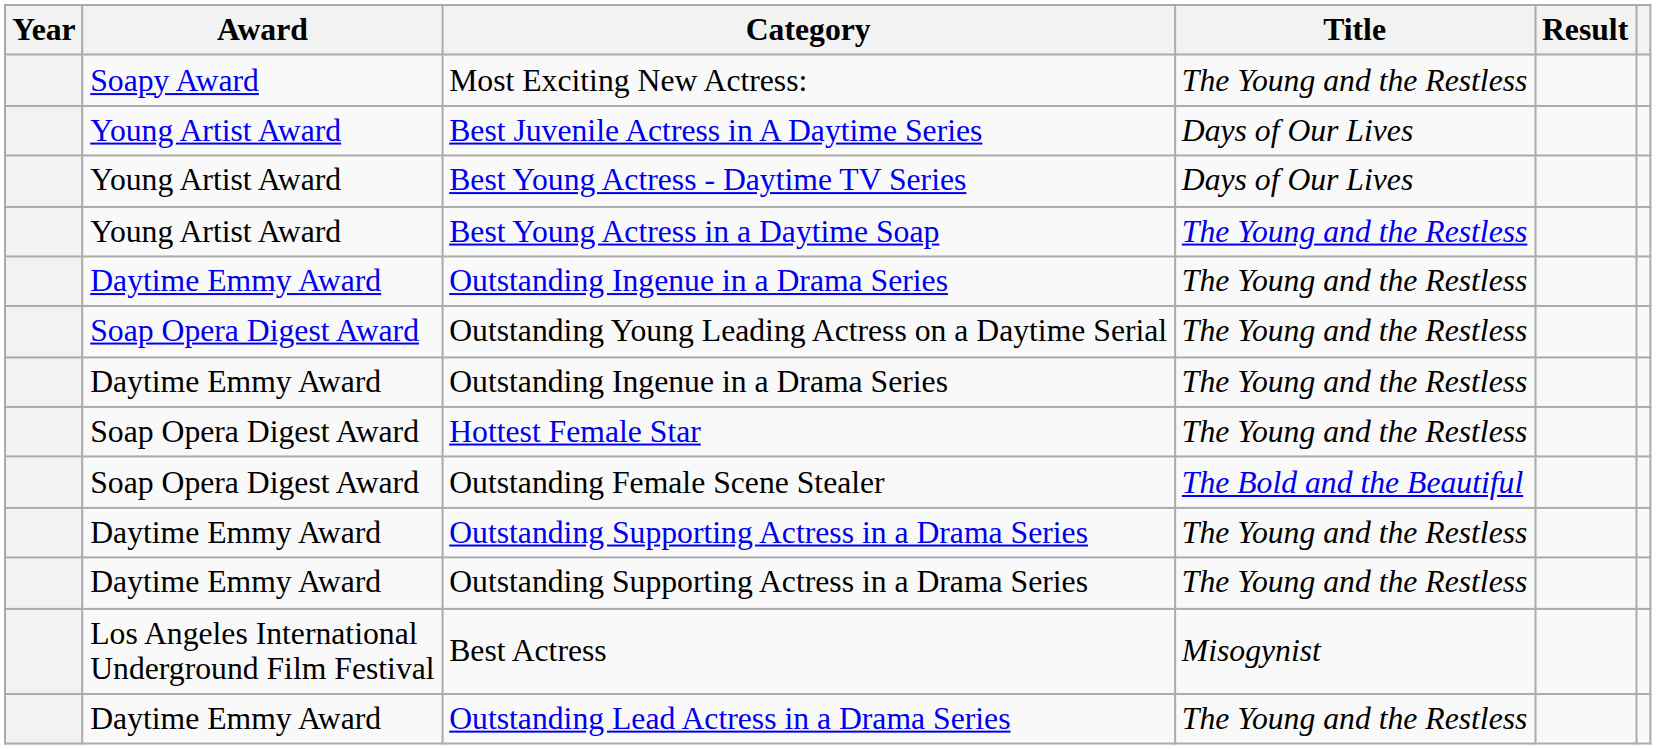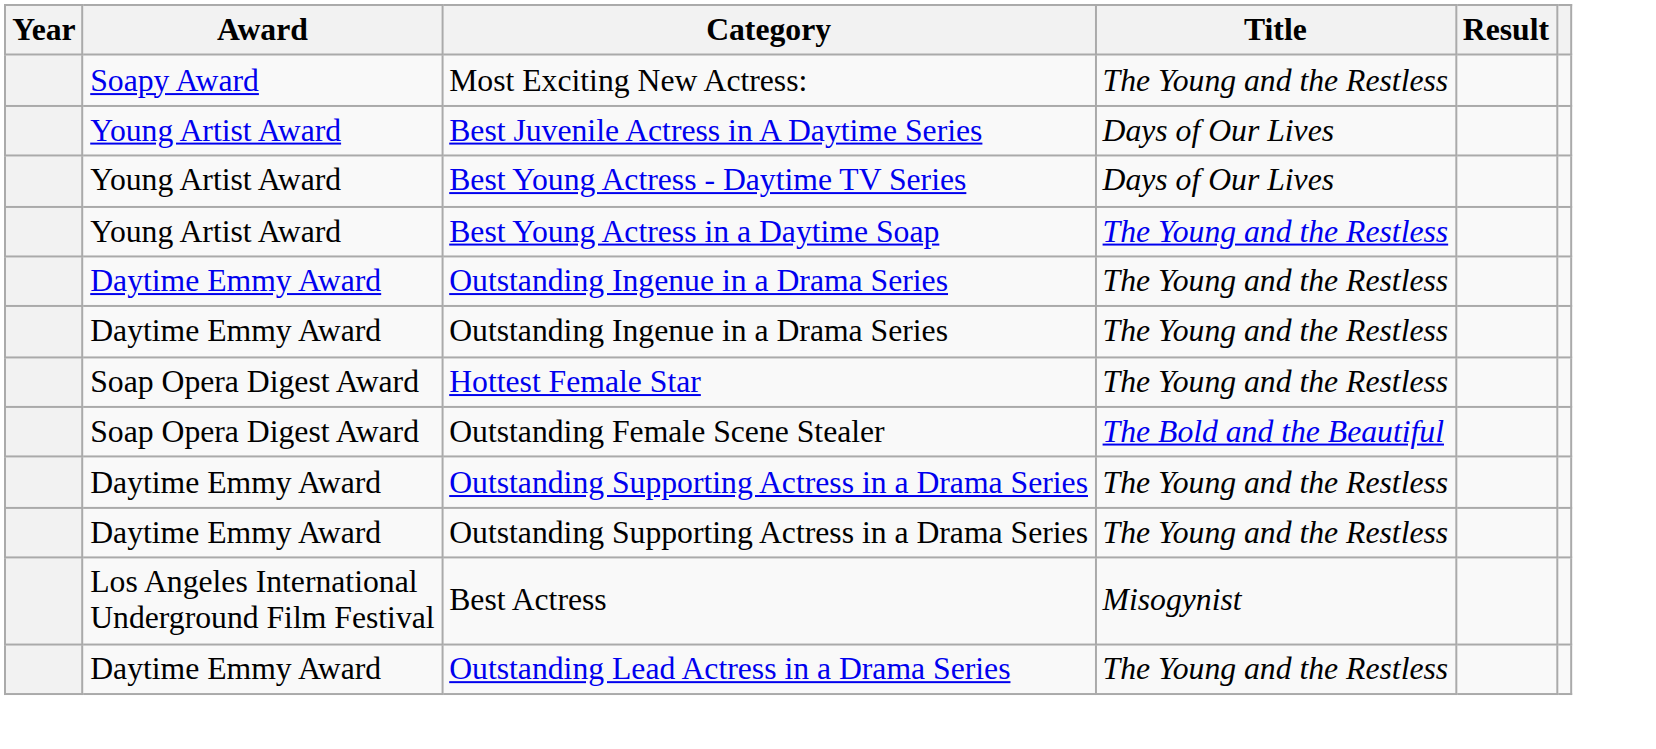- row: (255, 331)
